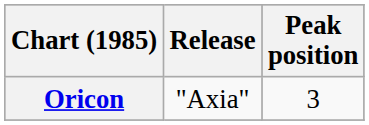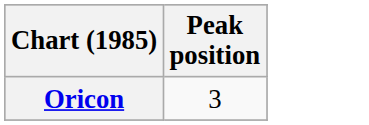- column: (213, 40)
